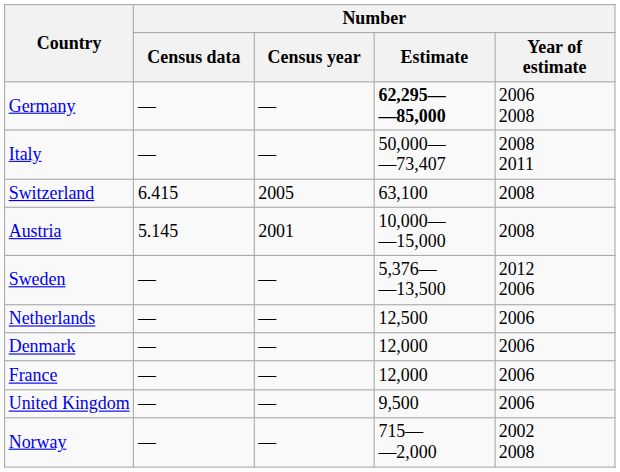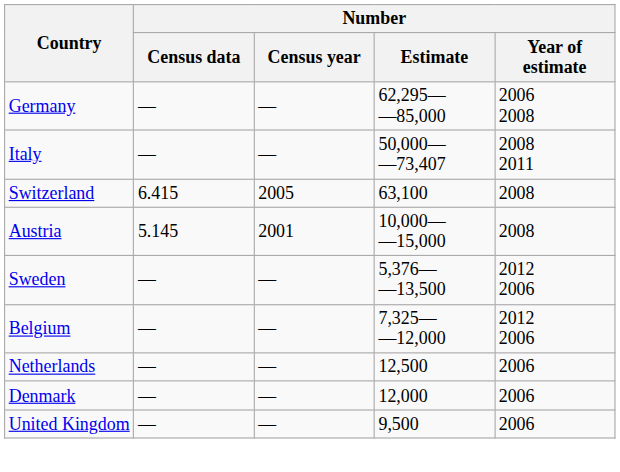(412, 105) bold -> (412, 105) normal
+ row: (40, 328)
- row: (33, 375)
- row: (38, 442)
